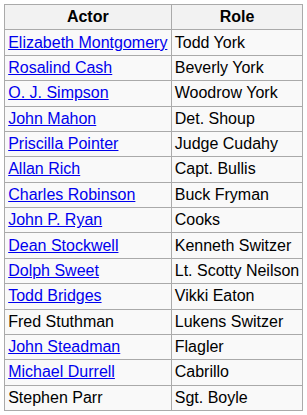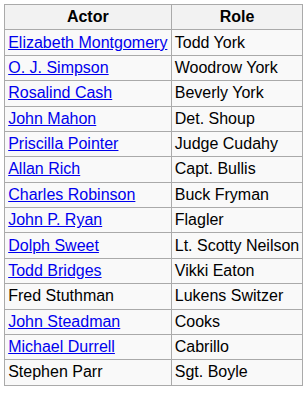rows swapped: (58, 93) <-> (60, 67)
(197, 220) Cooks -> (199, 220) Flagler
- row: (63, 245)
(199, 347) Flagler -> (197, 321) Cooks
